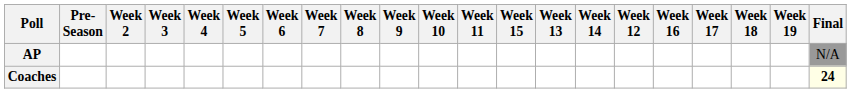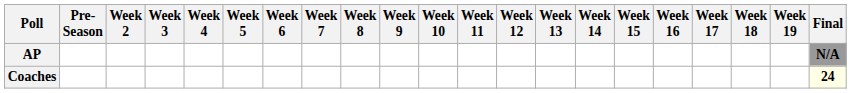columns swapped: (634, 24) <-> (516, 24)
(828, 54) normal -> (828, 54) bold
